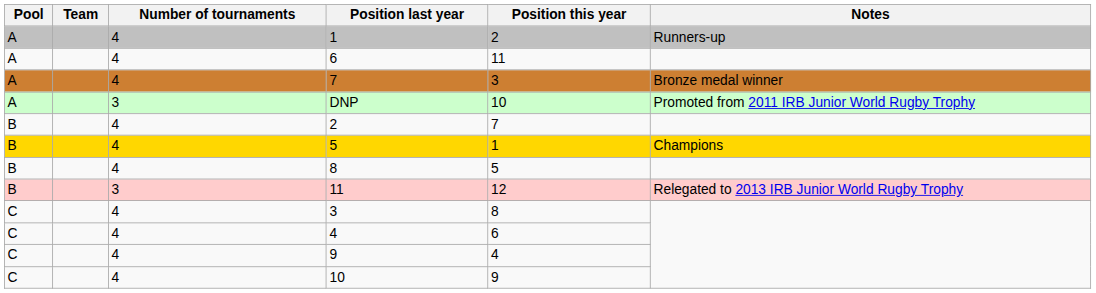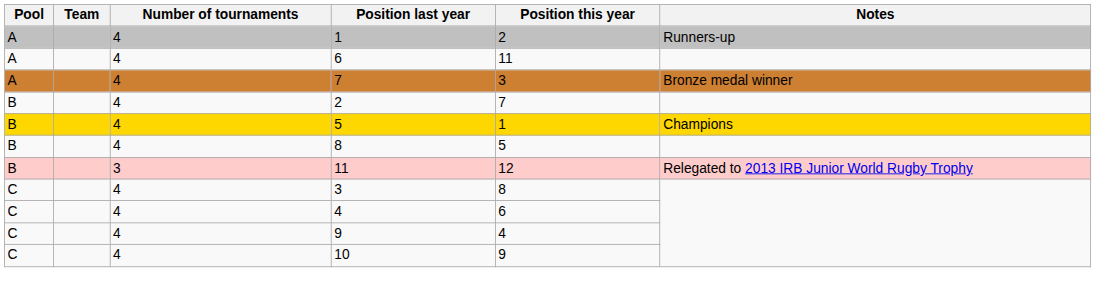- row: (344, 102)
